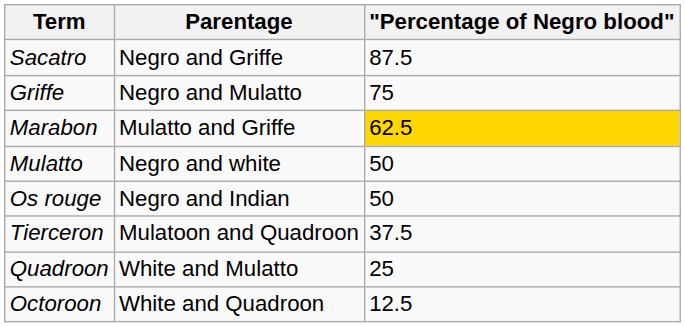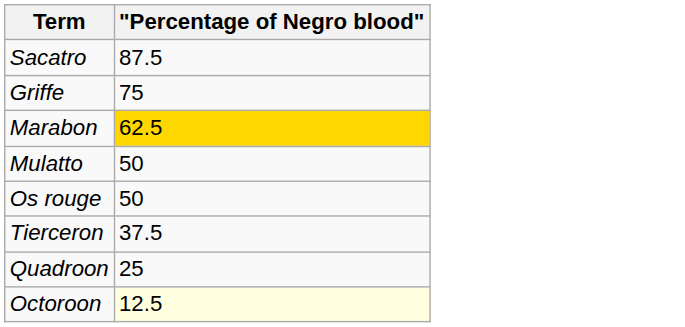- column: (239, 22)
(391, 304) no background -> (141, 304) lightyellow background
